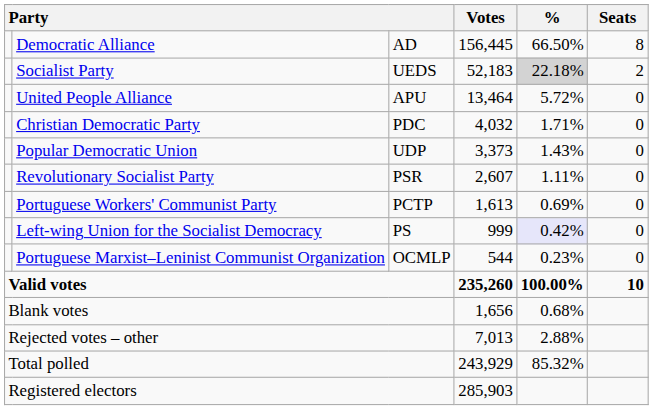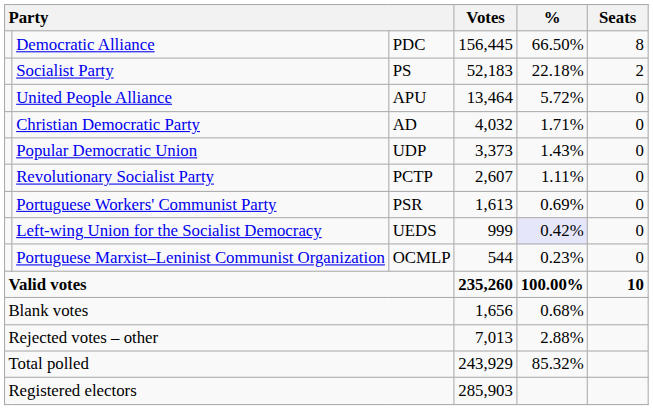(405, 44) AD -> (409, 44) PDC
(415, 71) UEDS -> (402, 71) PS
(558, 71) lightgrey background -> (558, 71) no background
(409, 124) PDC -> (405, 124) AD
(408, 177) PSR -> (413, 177) PCTP
(413, 204) PCTP -> (408, 204) PSR
(402, 230) PS -> (415, 230) UEDS
